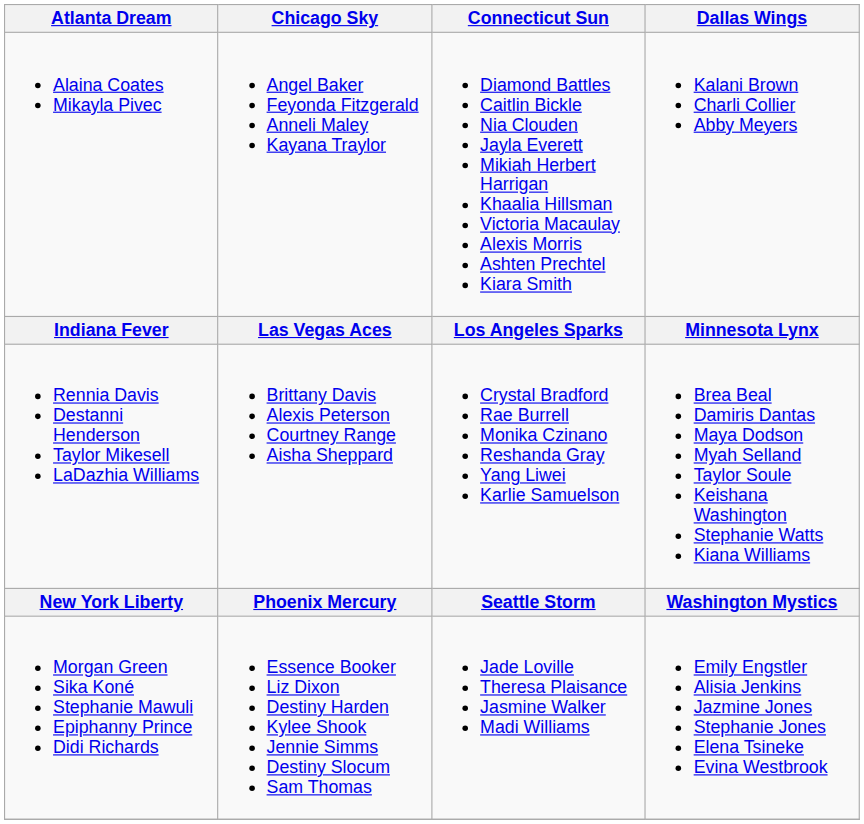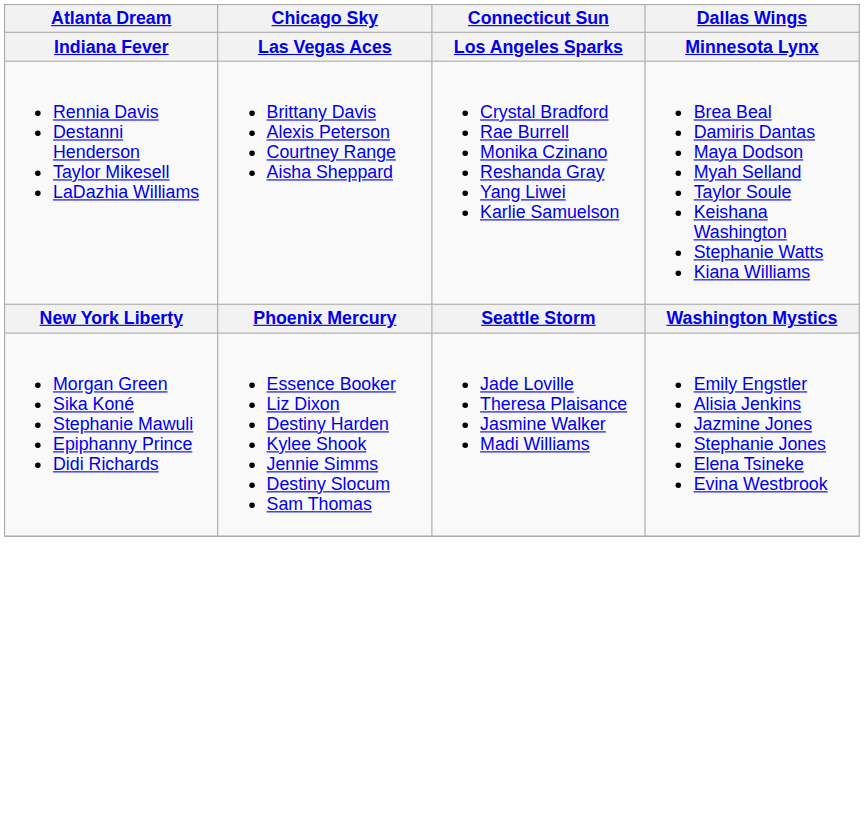- row: (111, 95)
